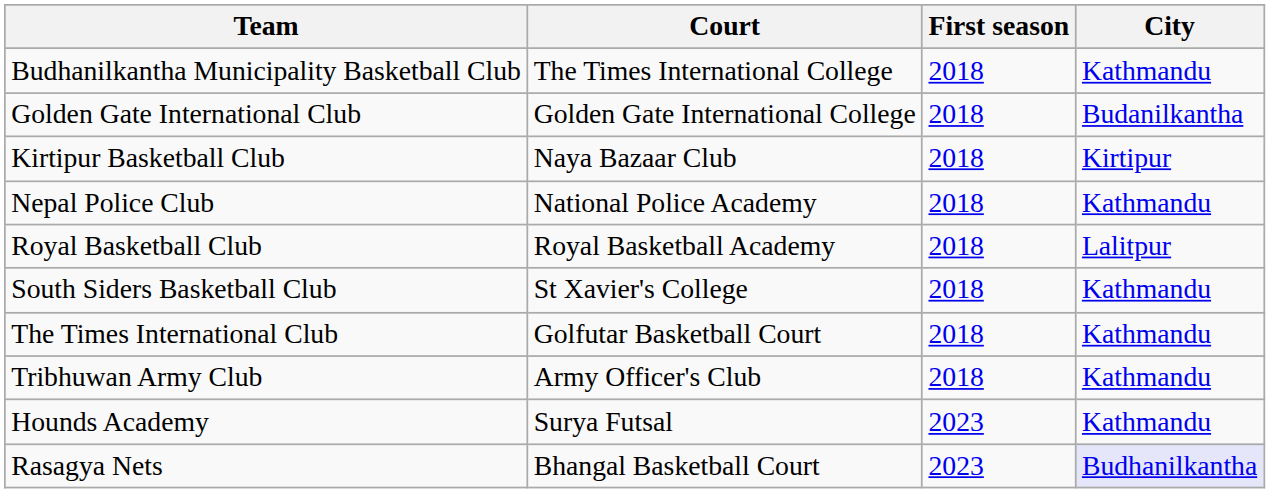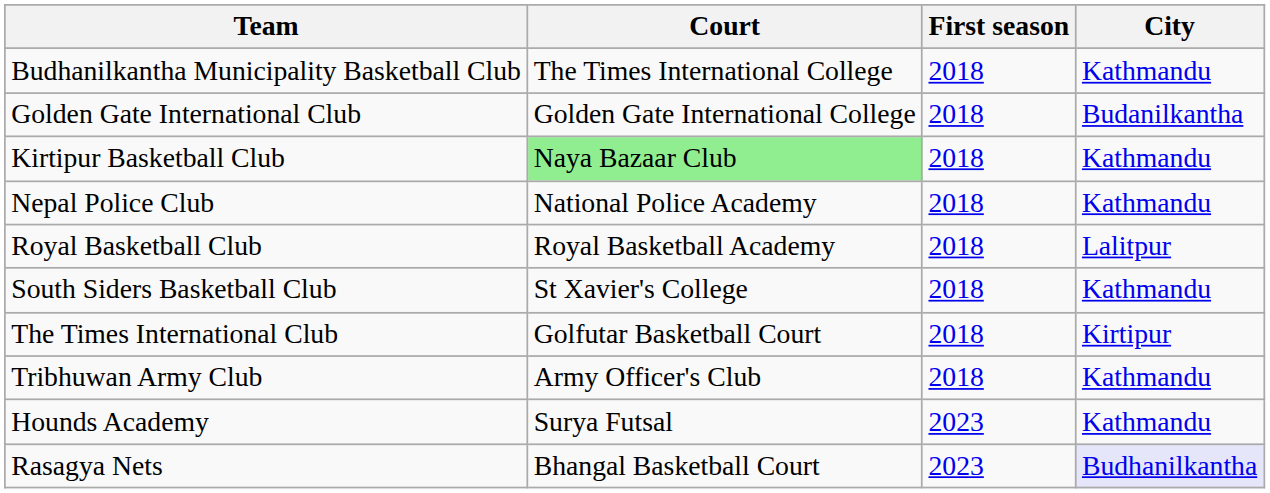(635, 158) no background -> (635, 158) lightgreen background
(1127, 158) Kirtipur -> (1147, 158) Kathmandu
(1147, 333) Kathmandu -> (1127, 333) Kirtipur
